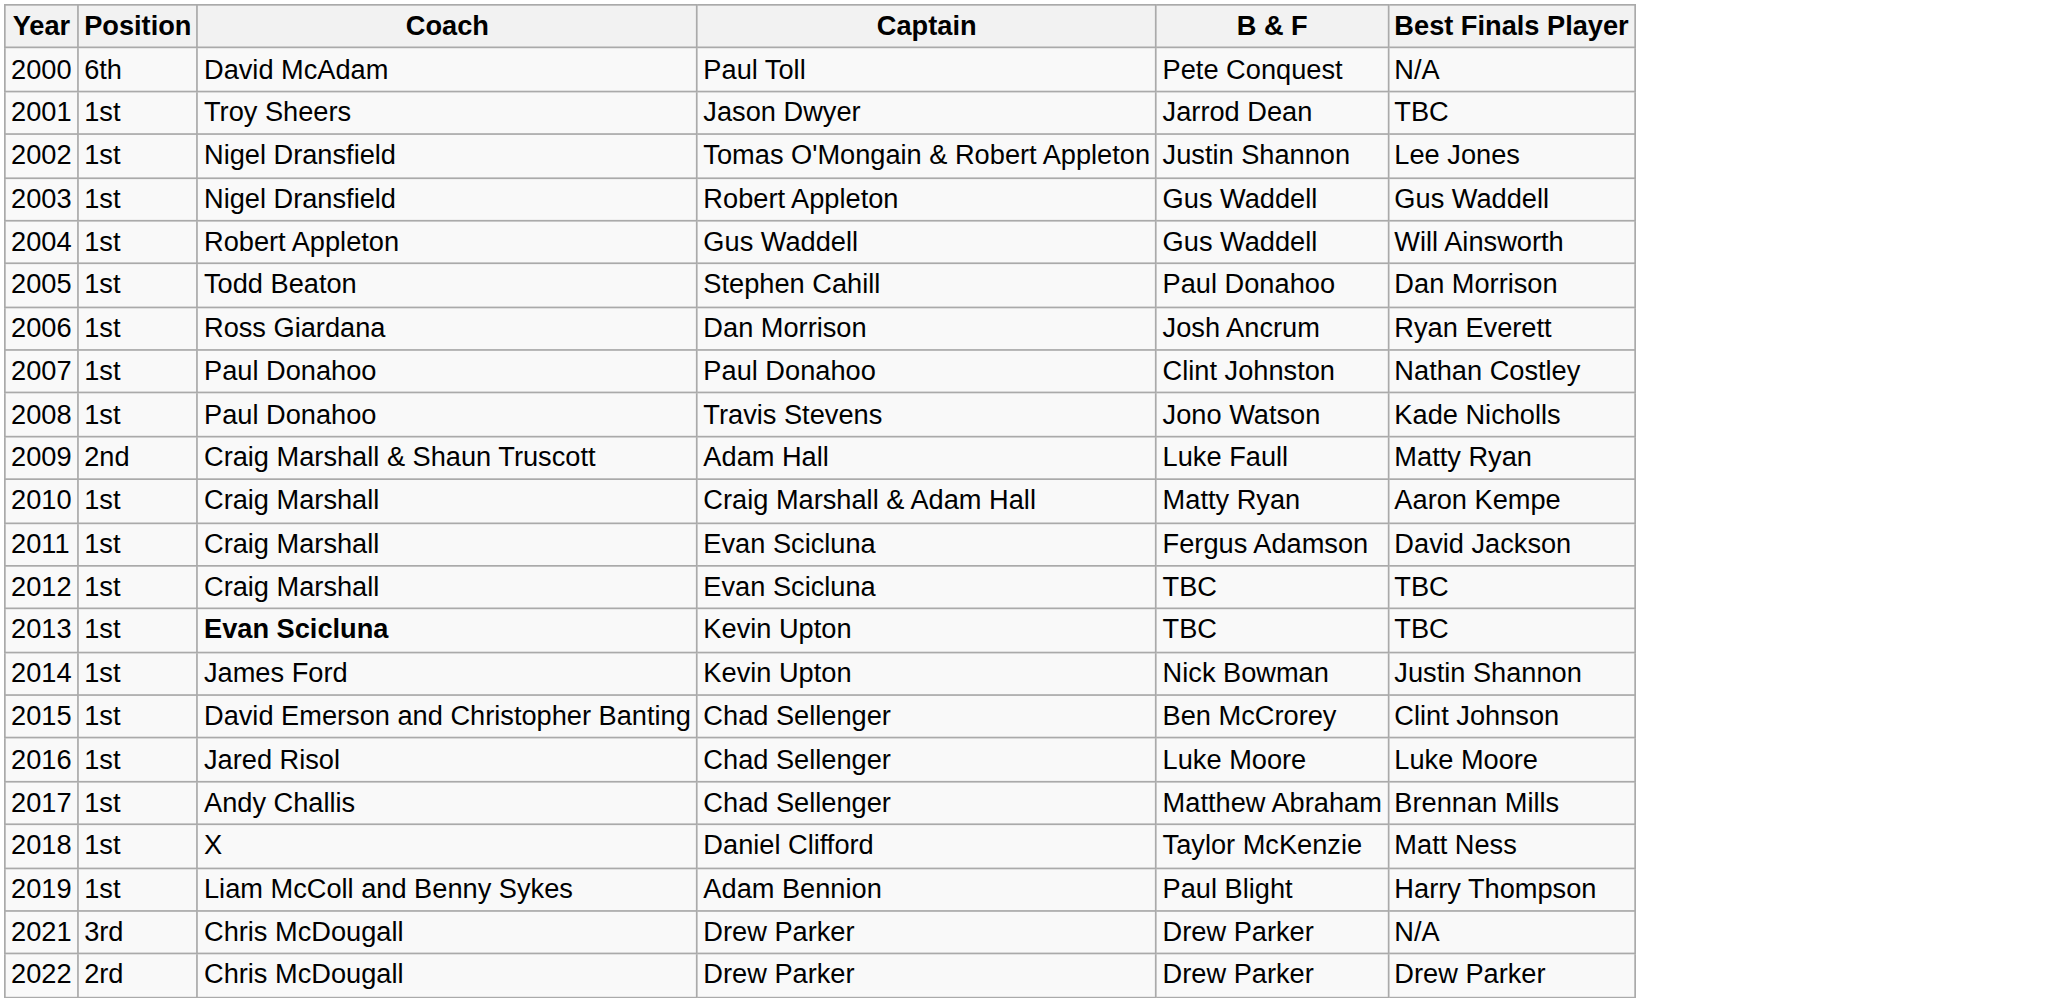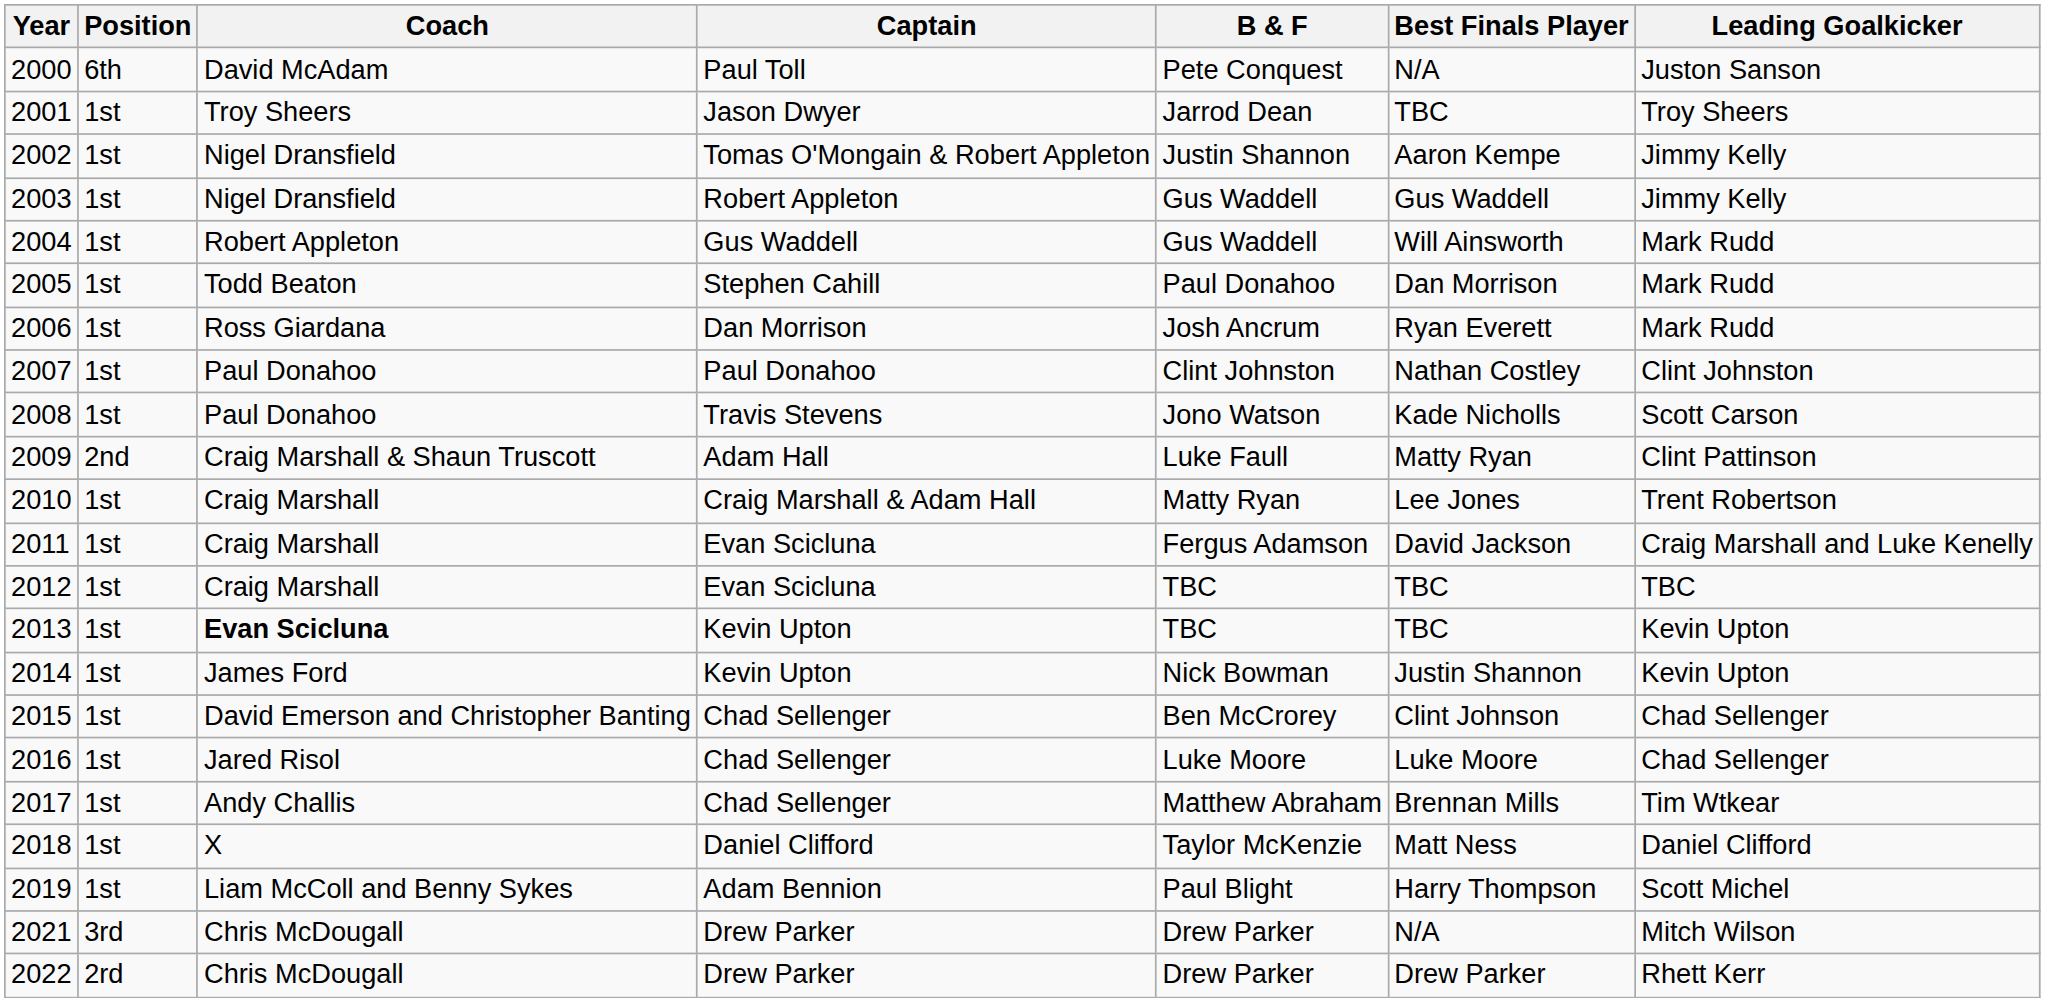+ column: (1837, 26)
(1457, 155) Lee Jones -> (1478, 155) Aaron Kempe
(1478, 500) Aaron Kempe -> (1457, 500) Lee Jones
